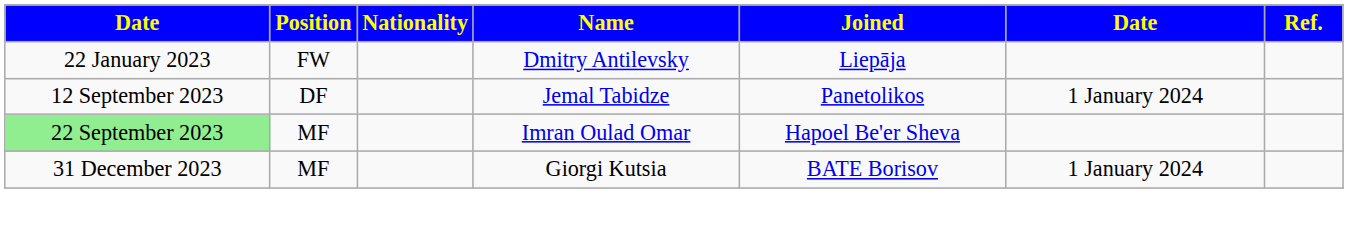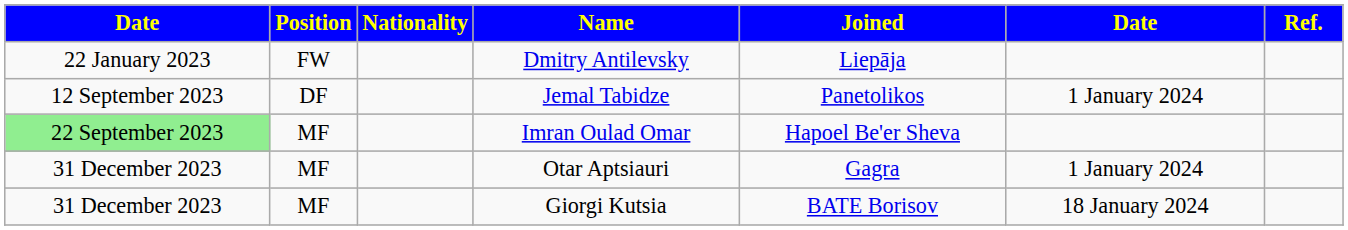+ row: (606, 169)
(1135, 169) 1 January 2024 -> (1135, 206) 18 January 2024
